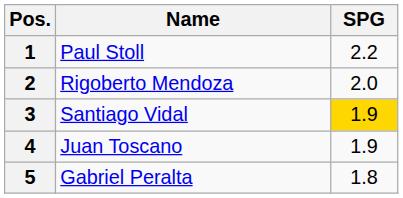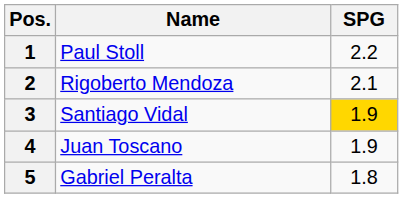(364, 83) 2.0 -> (364, 83) 2.1
